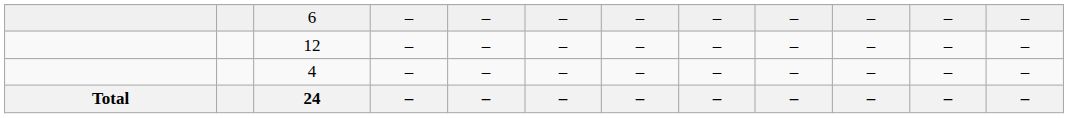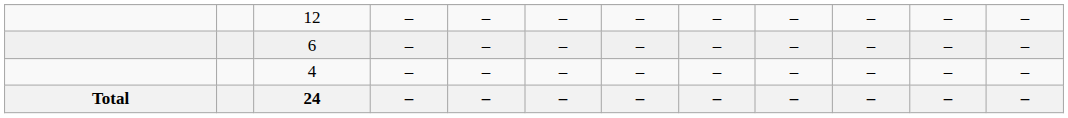rows swapped: (312, 44) <-> (312, 17)
